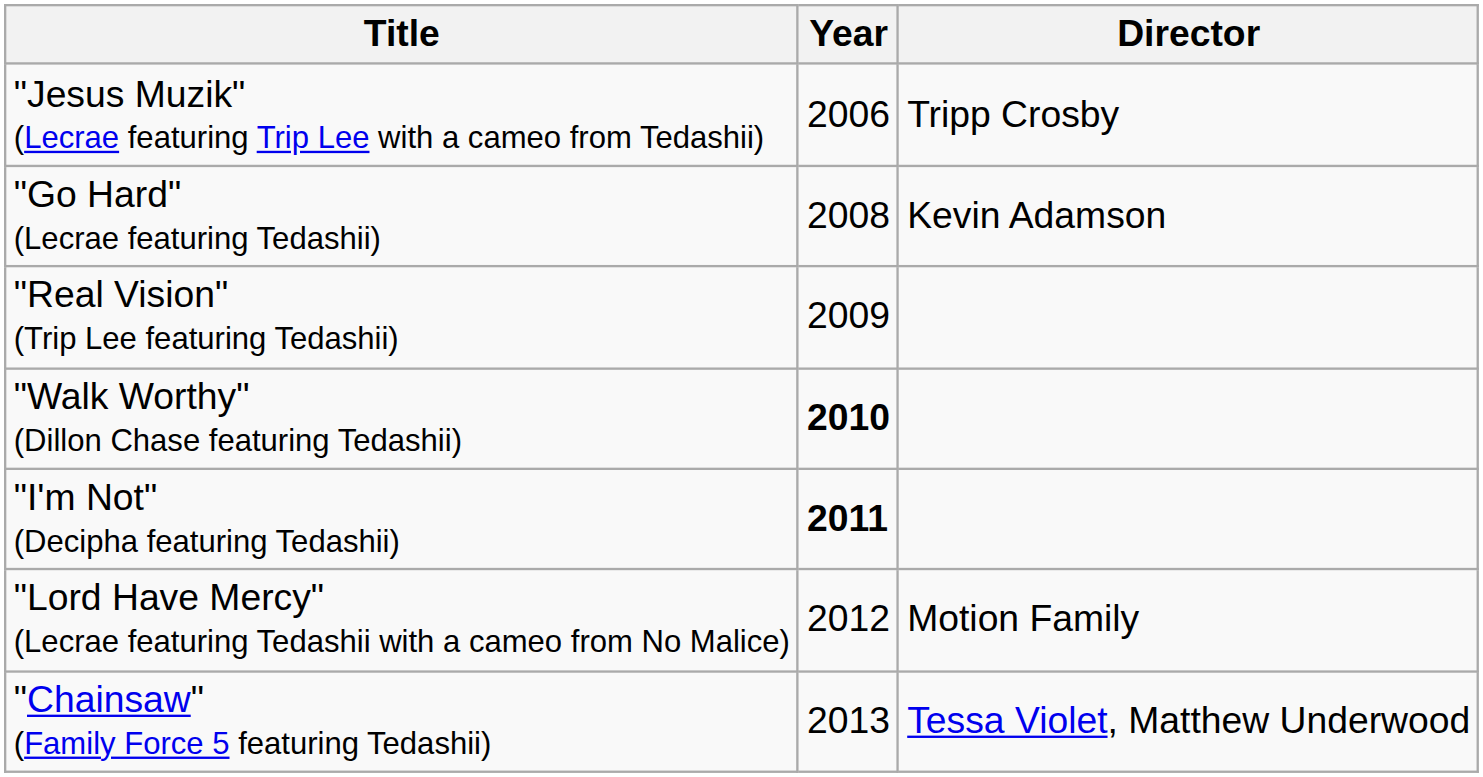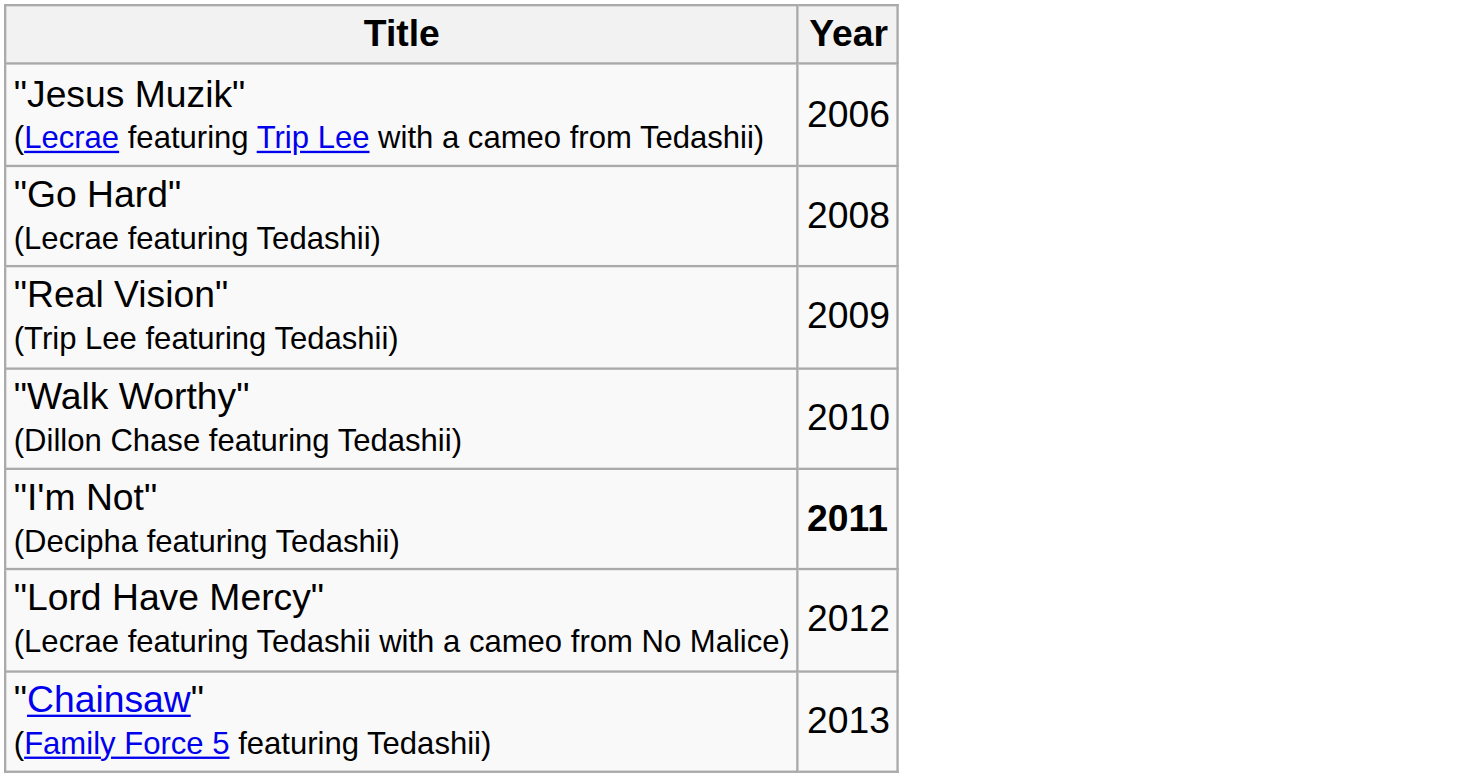- column: (1189, 34)
(849, 417) bold -> (849, 417) normal
